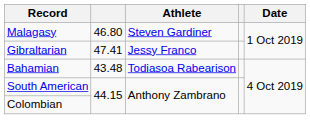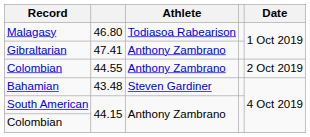(170, 31) Steven Gardiner -> (182, 31) Todiasoa Rabearison
(162, 50) Jessy Franco -> (177, 50) Anthony Zambrano
+ row: (35, 68)
(182, 68) Todiasoa Rabearison -> (170, 86) Steven Gardiner
